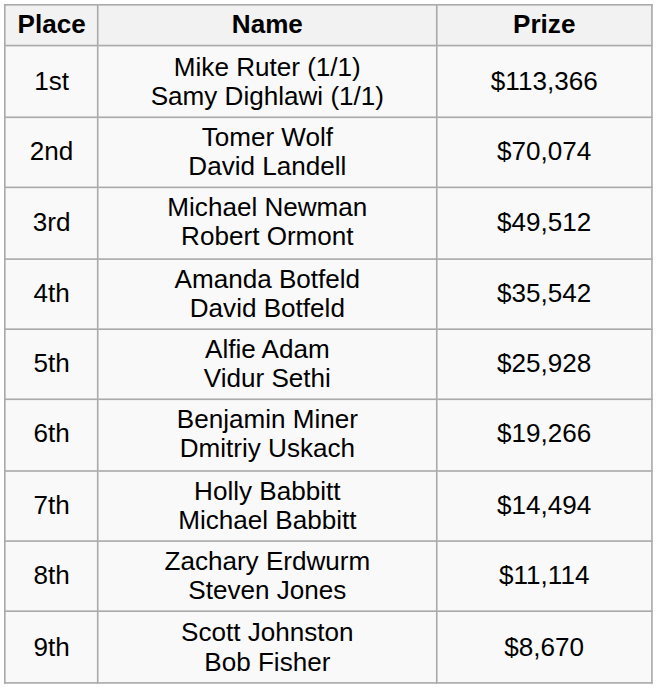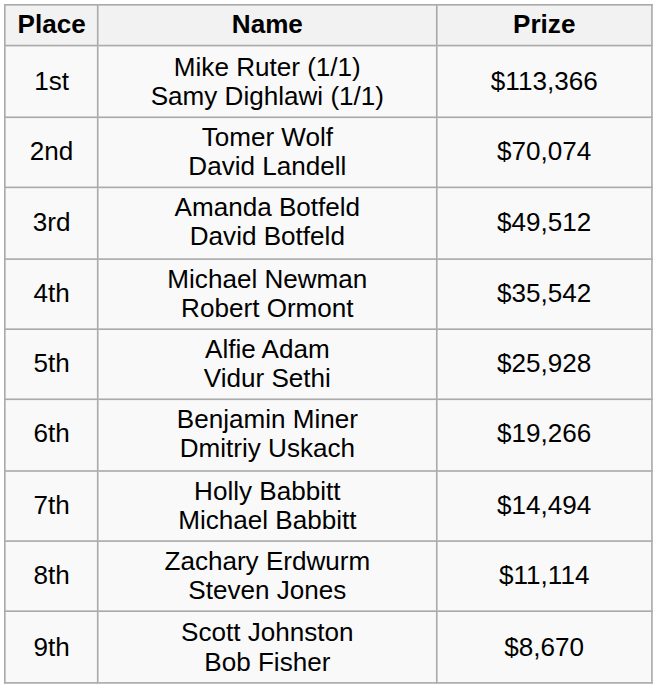(267, 222) Michael Newman Robert Ormont -> (267, 222) Amanda Botfeld David Botfeld
(267, 293) Amanda Botfeld David Botfeld -> (267, 293) Michael Newman Robert Ormont
